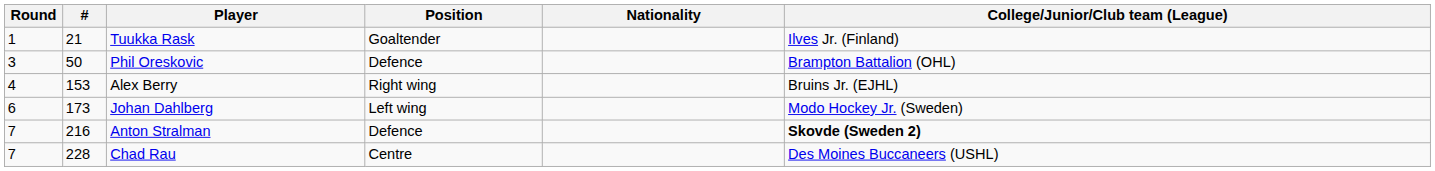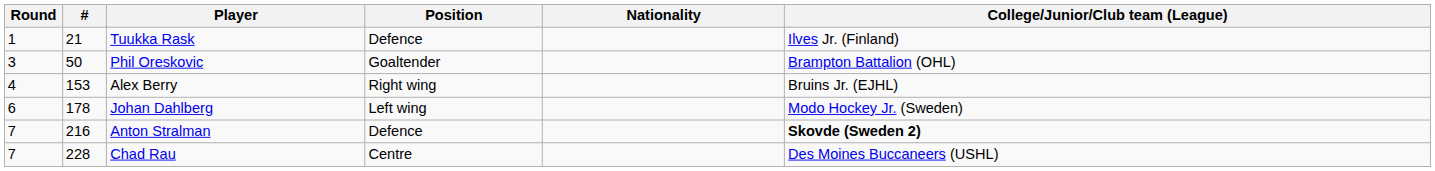(404, 39) Goaltender -> (396, 39) Defence
(396, 62) Defence -> (404, 62) Goaltender
(78, 108) 173 -> (78, 108) 178
